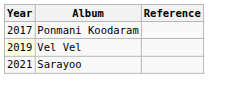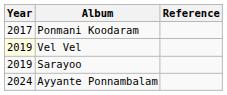(20, 64) 2021 -> (20, 64) 2019
+ row: (98, 82)
